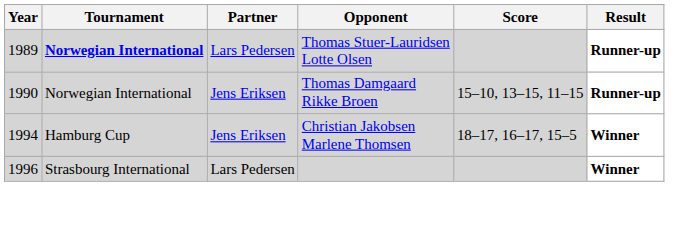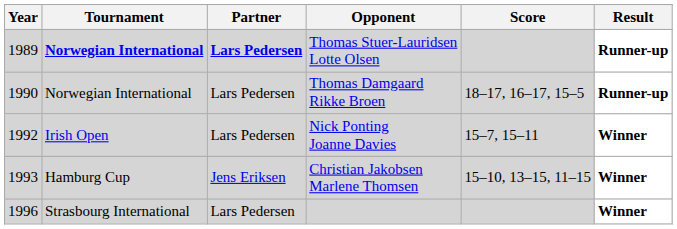(253, 50) normal -> (256, 50) bold
(248, 93) Jens Eriksen -> (253, 93) Lars Pedersen
(520, 93) 15–10, 13–15, 11–15 -> (524, 93) 18–17, 16–17, 15–5
+ row: (353, 135)
(23, 135) 1994 -> (23, 177) 1993
(517, 135) 18–17, 16–17, 15–5 -> (528, 177) 15–10, 13–15, 11–15
